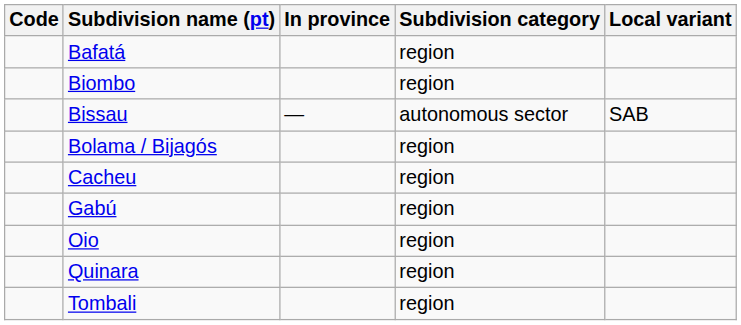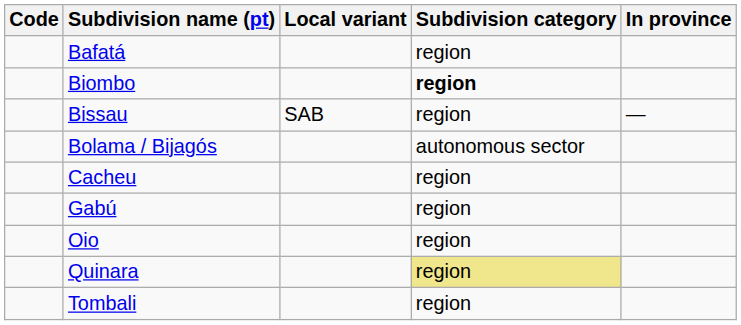columns swapped: (670, 20) <-> (337, 20)
(427, 83) normal -> (446, 83) bold
(484, 114) autonomous sector -> (443, 114) region
(427, 146) region -> (500, 146) autonomous sector
(427, 271) no background -> (443, 271) khaki background
